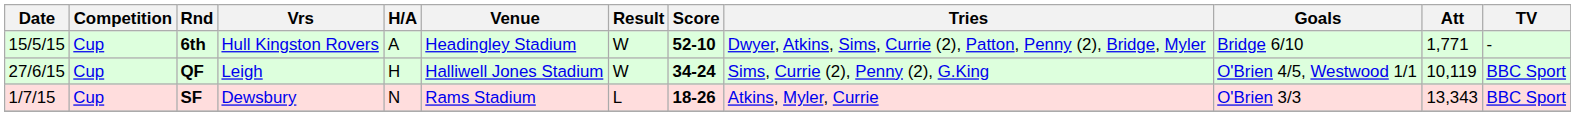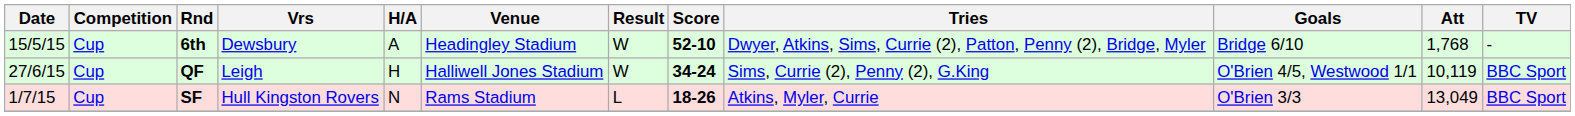(300, 44) Hull Kingston Rovers -> (259, 44) Dewsbury
(1448, 44) 1,771 -> (1448, 44) 1,768
(259, 97) Dewsbury -> (300, 97) Hull Kingston Rovers
(1452, 97) 13,343 -> (1452, 97) 13,049
